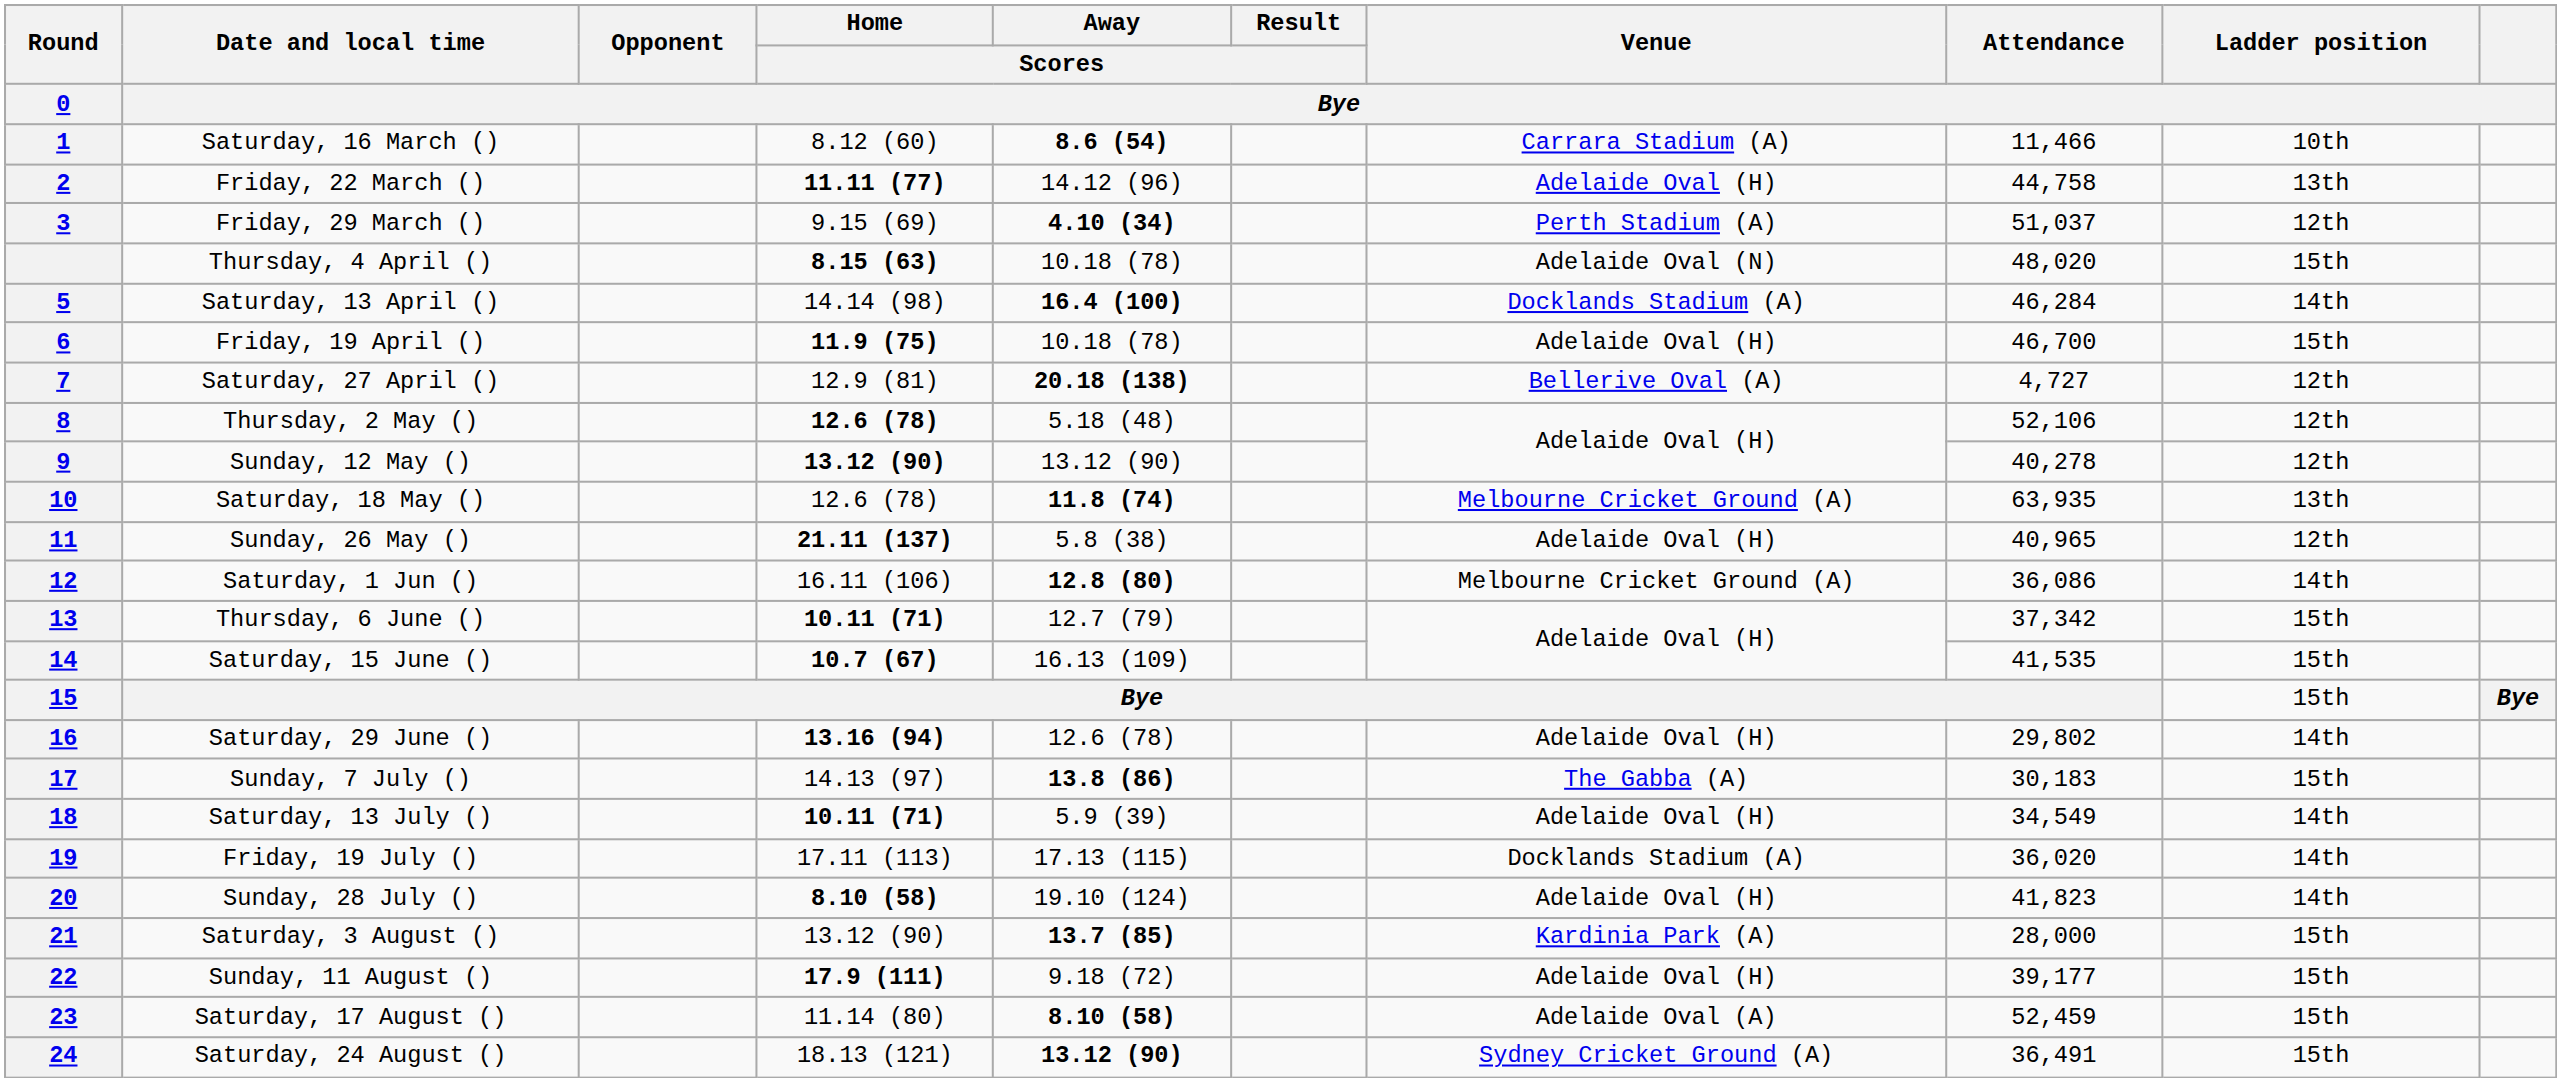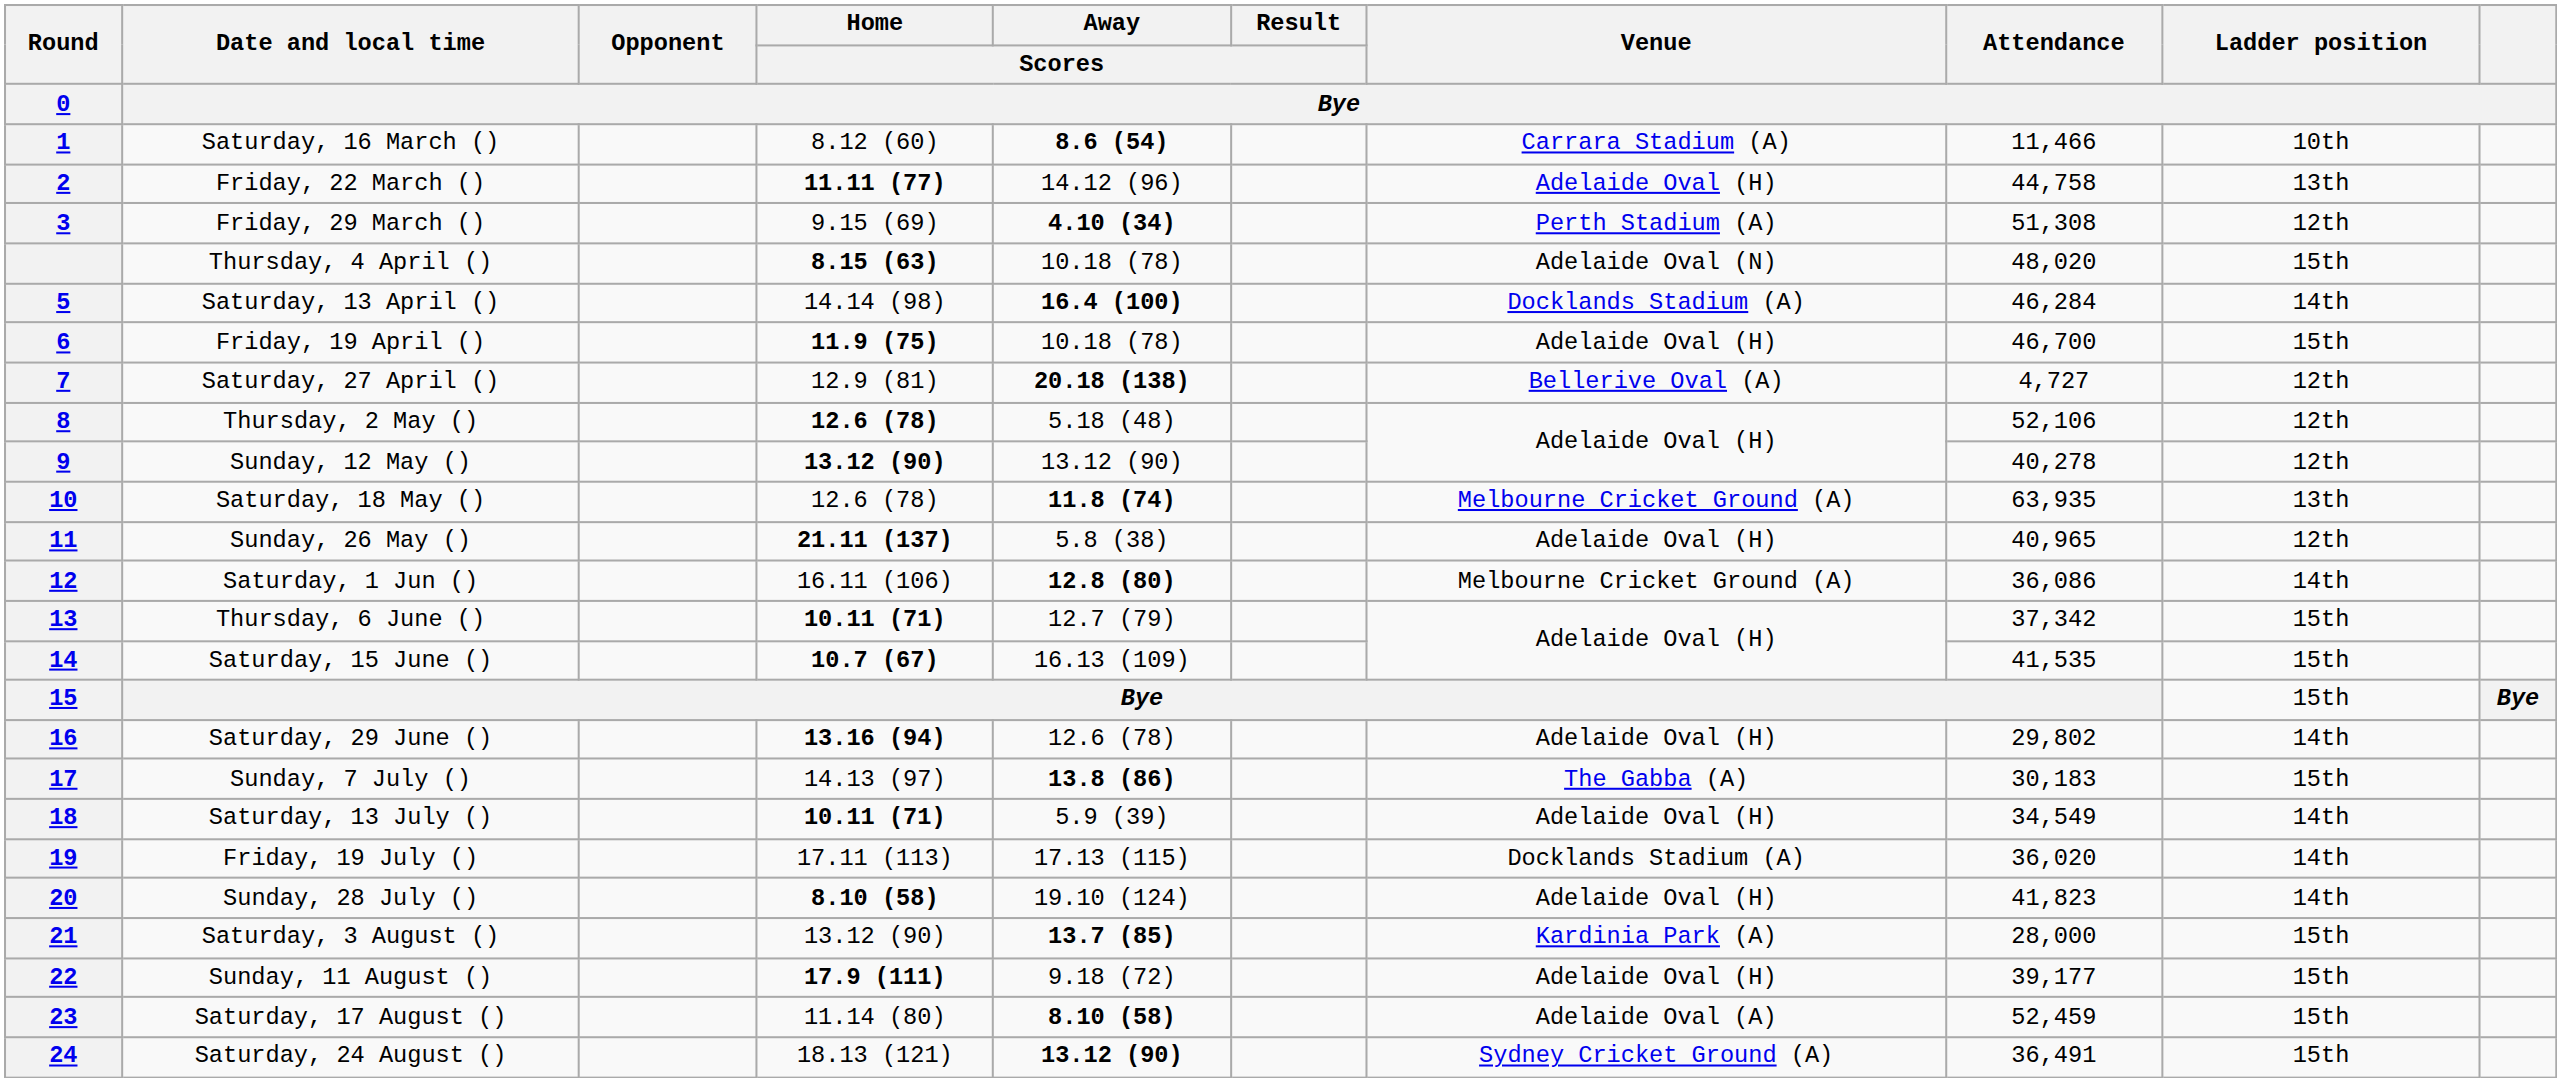(2054, 223) 51,037 -> (2054, 223) 51,308
